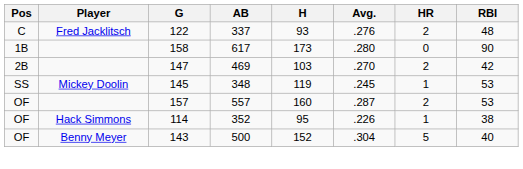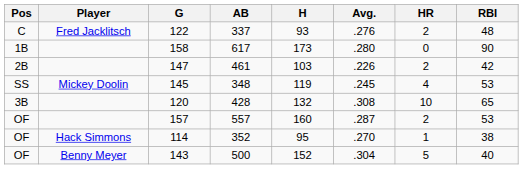(241, 66) 469 -> (241, 66) 461
(364, 66) .270 -> (364, 66) .226
(426, 84) 1 -> (426, 84) 4
+ row: (179, 102)
(364, 119) .226 -> (364, 137) .270
